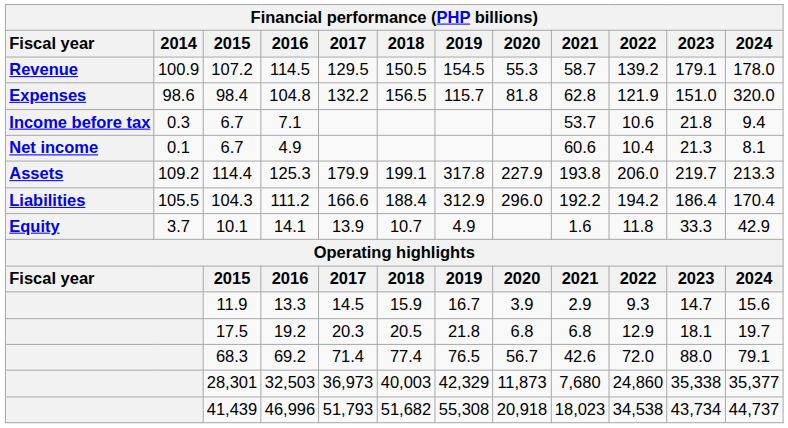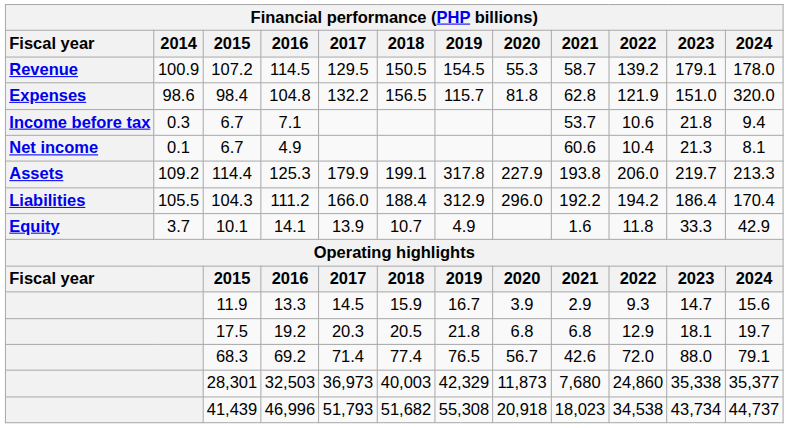(348, 200) 166.6 -> (348, 200) 166.0
